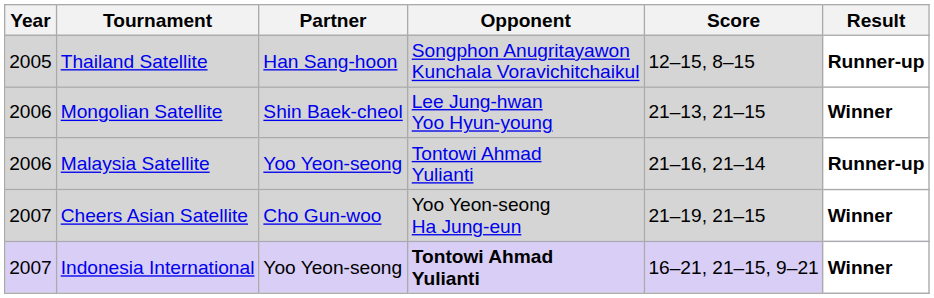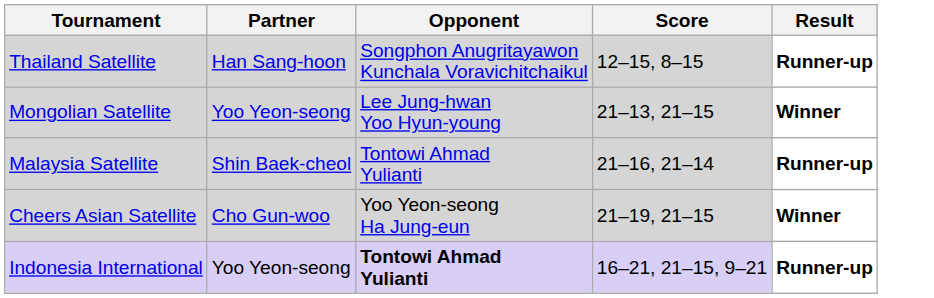- column: (30, 20)
(333, 113) Shin Baek-cheol -> (281, 113) Yoo Yeon-seong
(333, 164) Yoo Yeon-seong -> (282, 164) Shin Baek-cheol
(860, 267) Winner -> (825, 267) Runner-up
